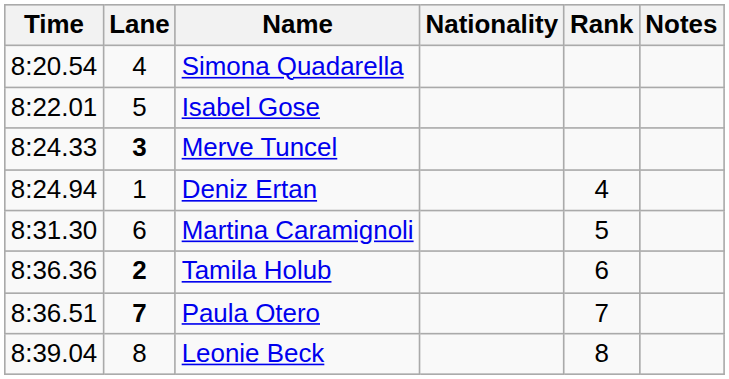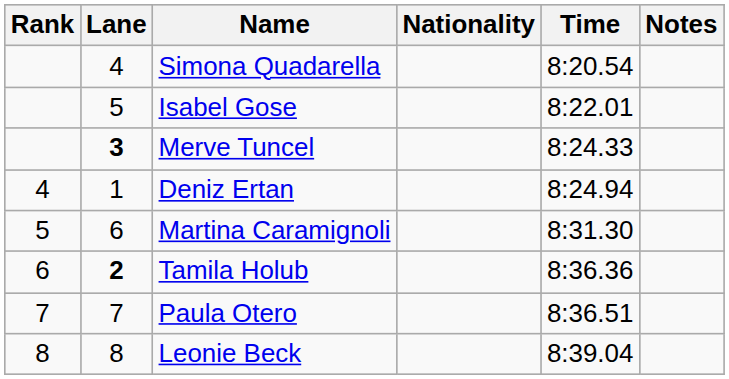columns swapped: (602, 25) <-> (54, 25)
(139, 312) bold -> (116, 312) normal
